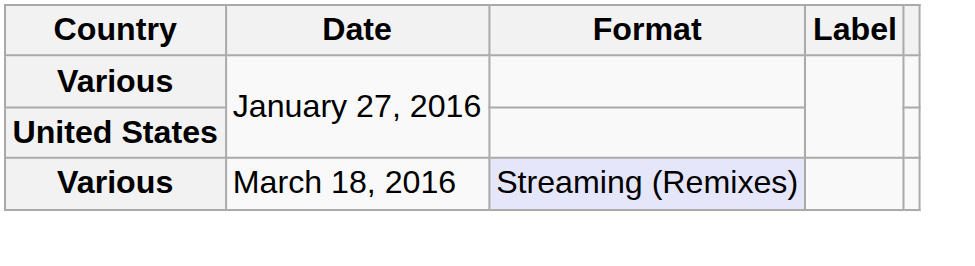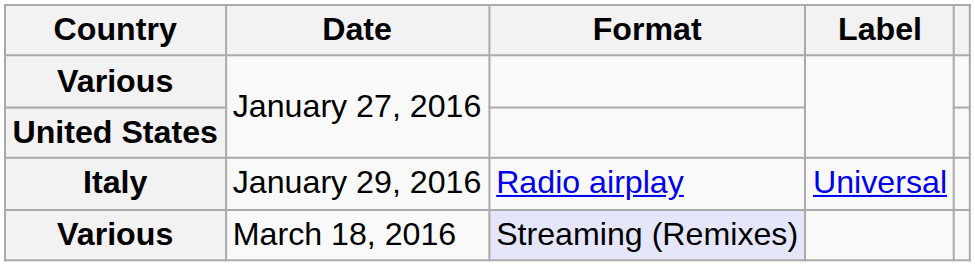+ row: (115, 183)
